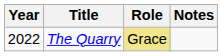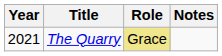(24, 39) 2022 -> (24, 39) 2021
